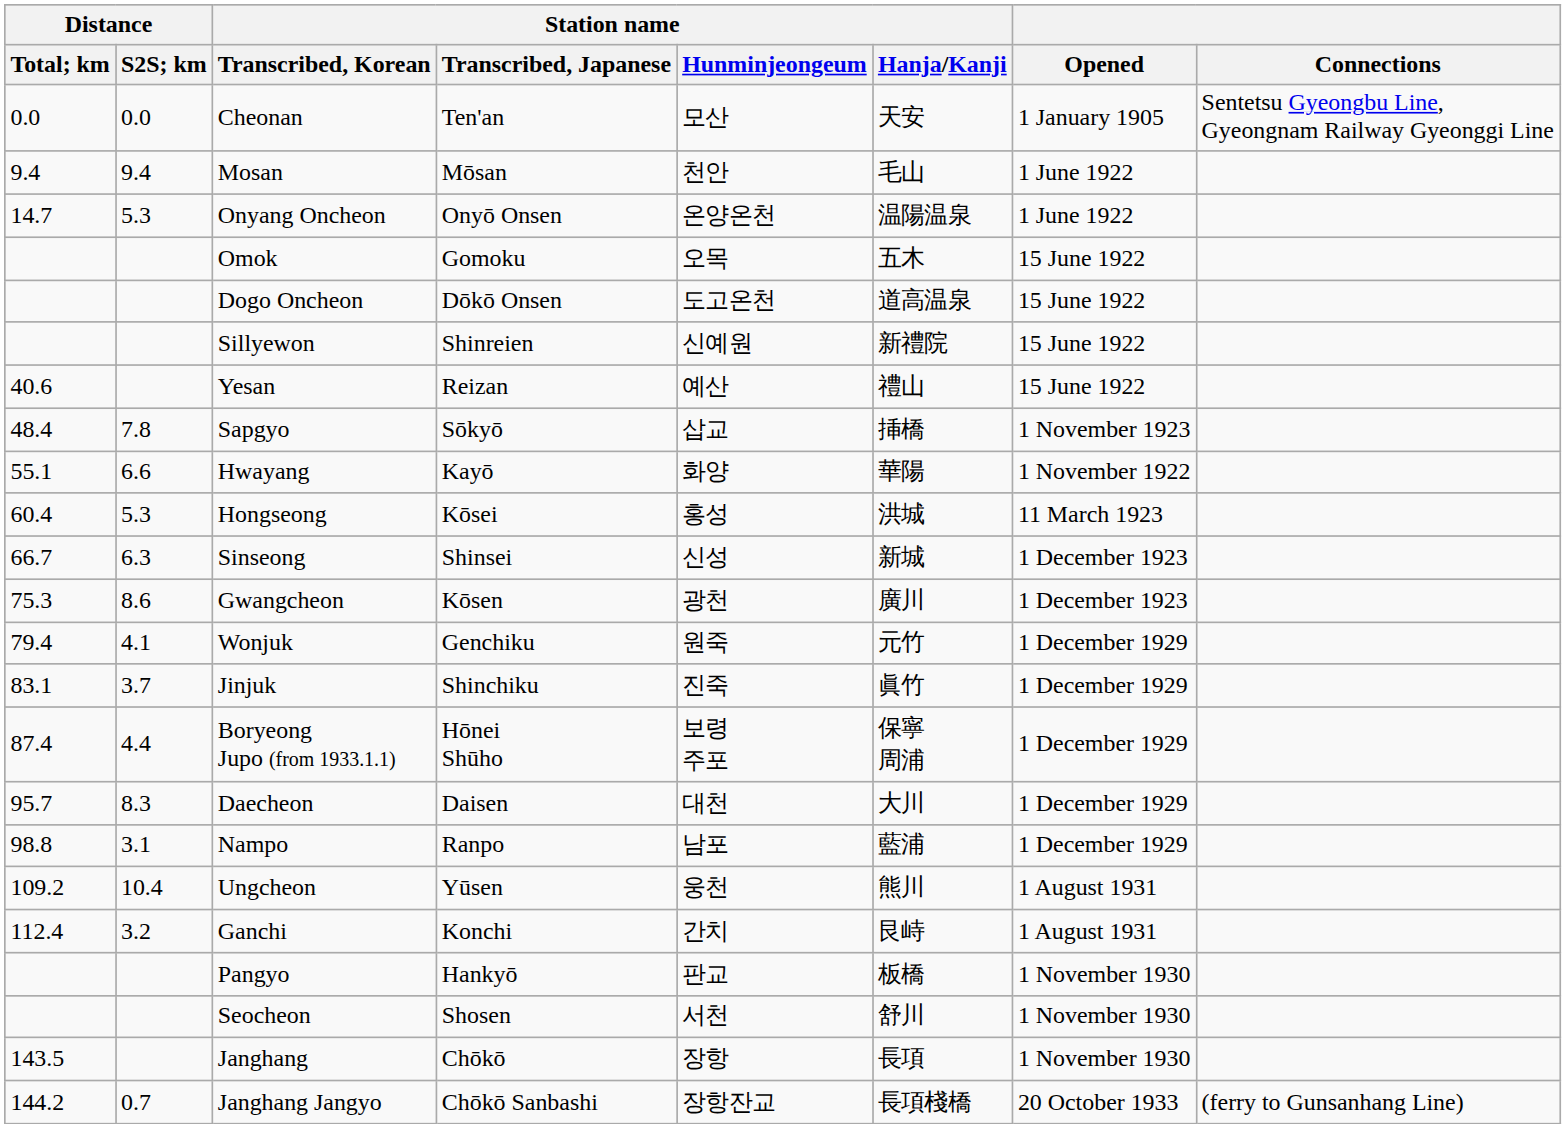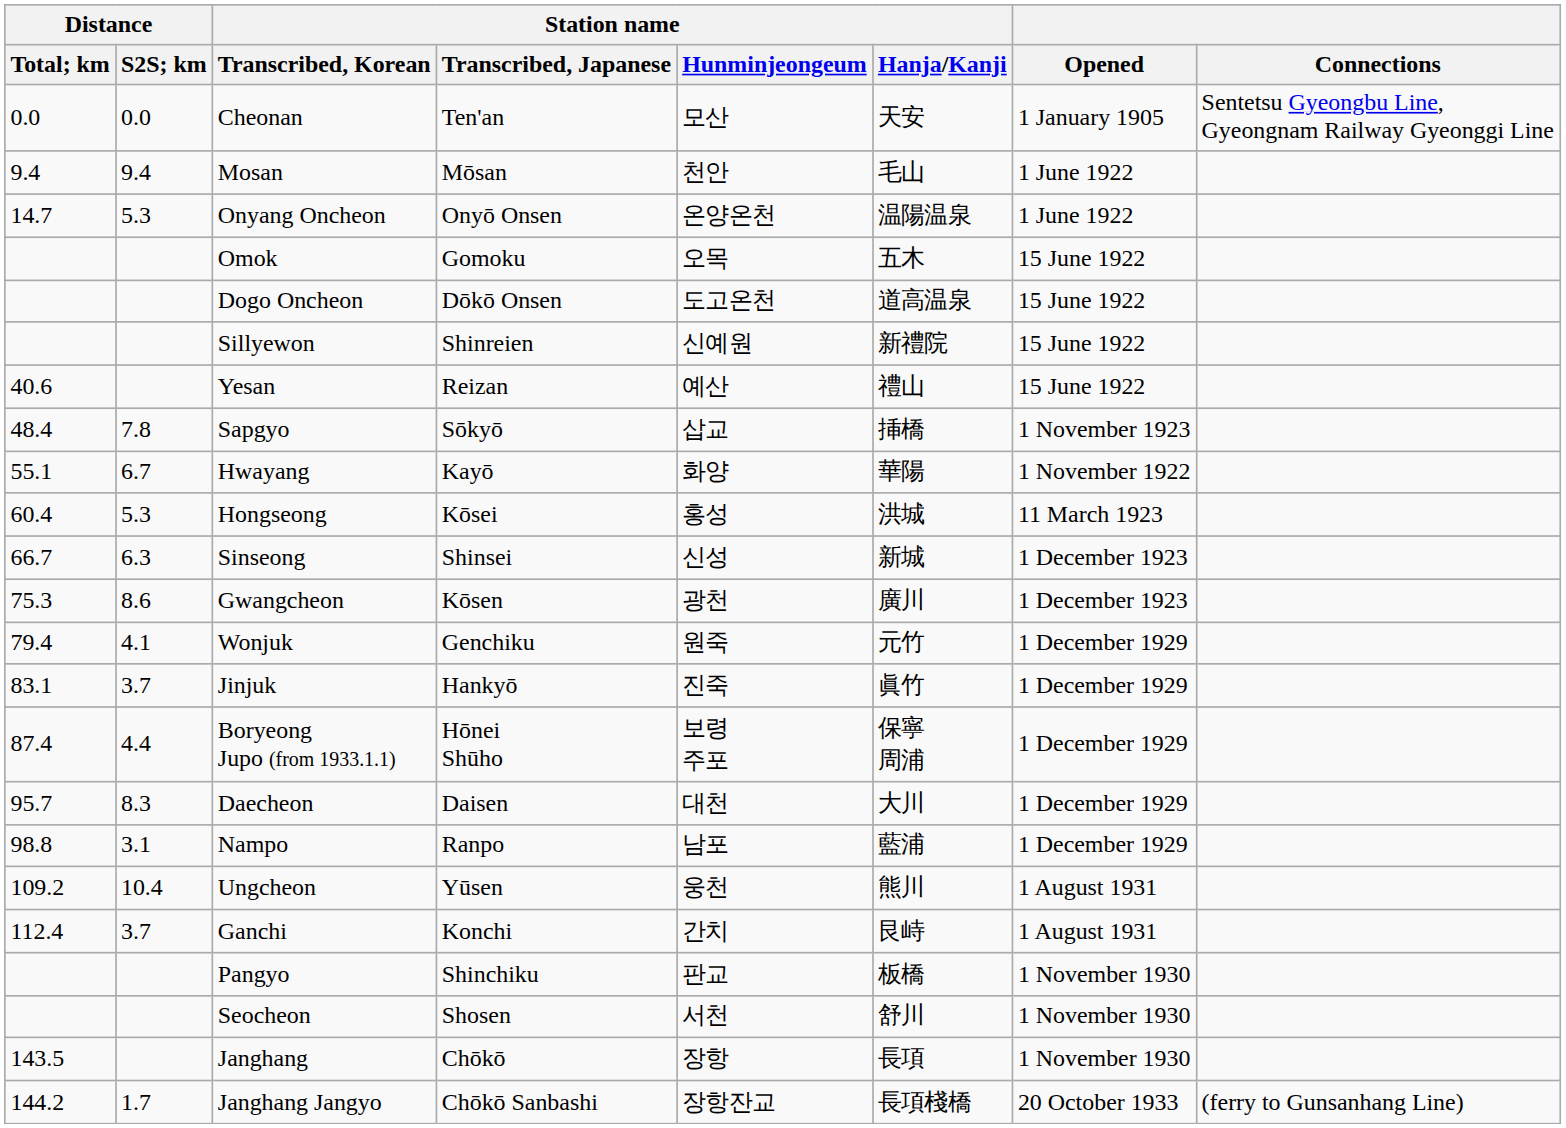(136, 471) 6.6 -> (136, 471) 6.7
(490, 685) Shinchiku -> (480, 685) Hankyō
(136, 930) 3.2 -> (136, 930) 3.7
(480, 973) Hankyō -> (490, 973) Shinchiku
(136, 1101) 0.7 -> (136, 1101) 1.7
